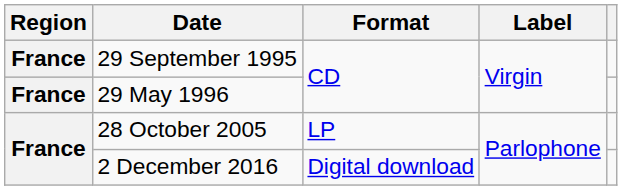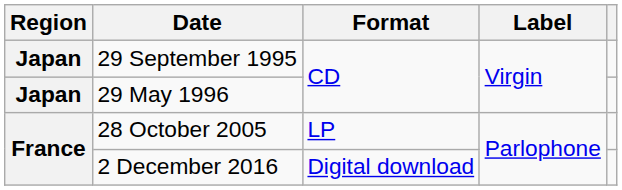(48, 58) France -> (48, 58) Japan
(48, 94) France -> (48, 94) Japan
